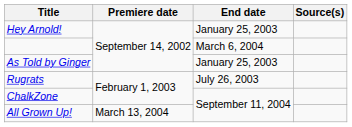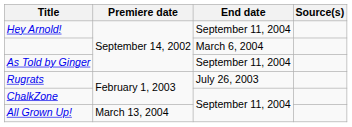(237, 29) January 25, 2003 -> (243, 29) September 11, 2004
(237, 63) January 25, 2003 -> (243, 63) September 11, 2004
